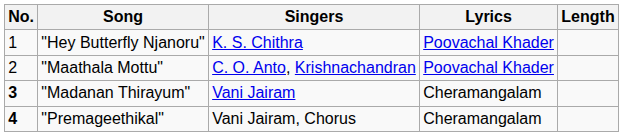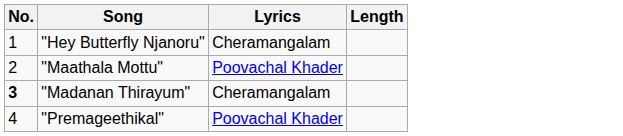- column: (314, 17)
(489, 42) Poovachal Khader -> (271, 42) Cheramangalam
(13, 118) bold -> (13, 118) normal
(482, 118) Cheramangalam -> (278, 118) Poovachal Khader
